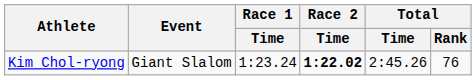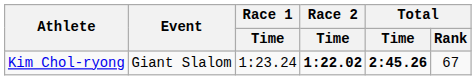(398, 63) normal -> (398, 63) bold
(451, 63) 76 -> (451, 63) 67
